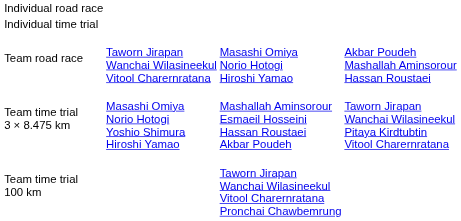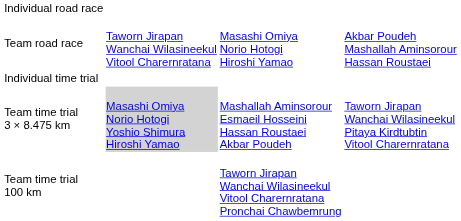rows swapped: (44, 59) <-> (51, 24)
(146, 125) no background -> (146, 125) lightgrey background
